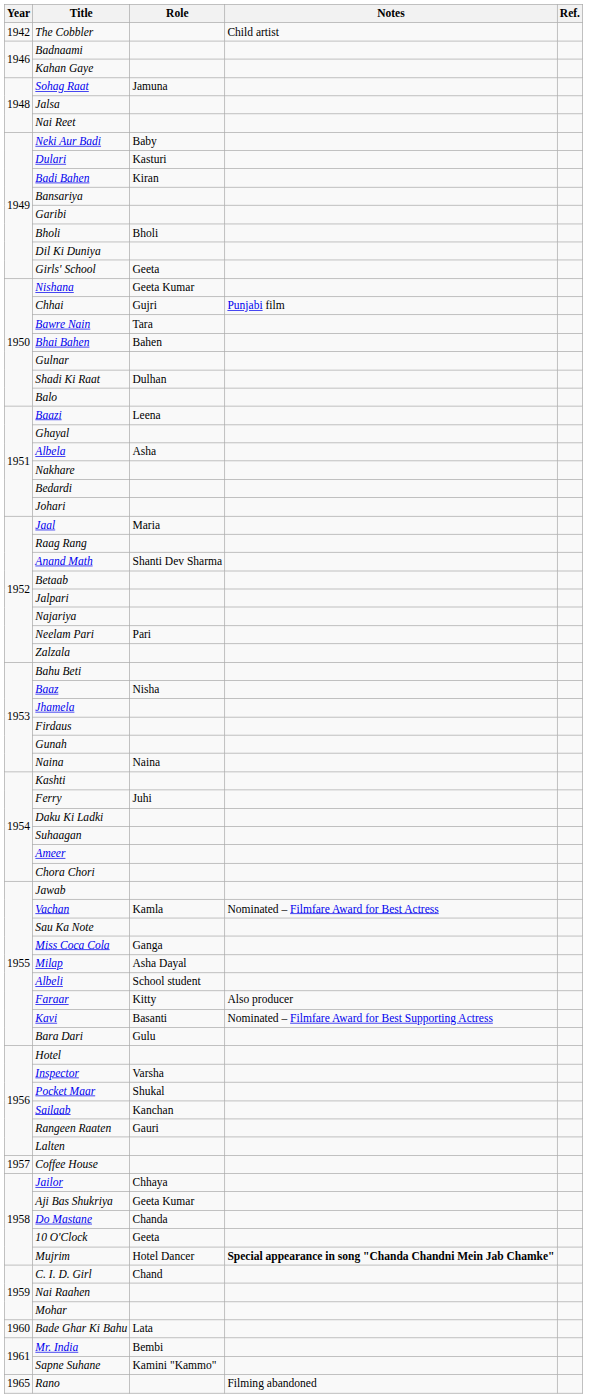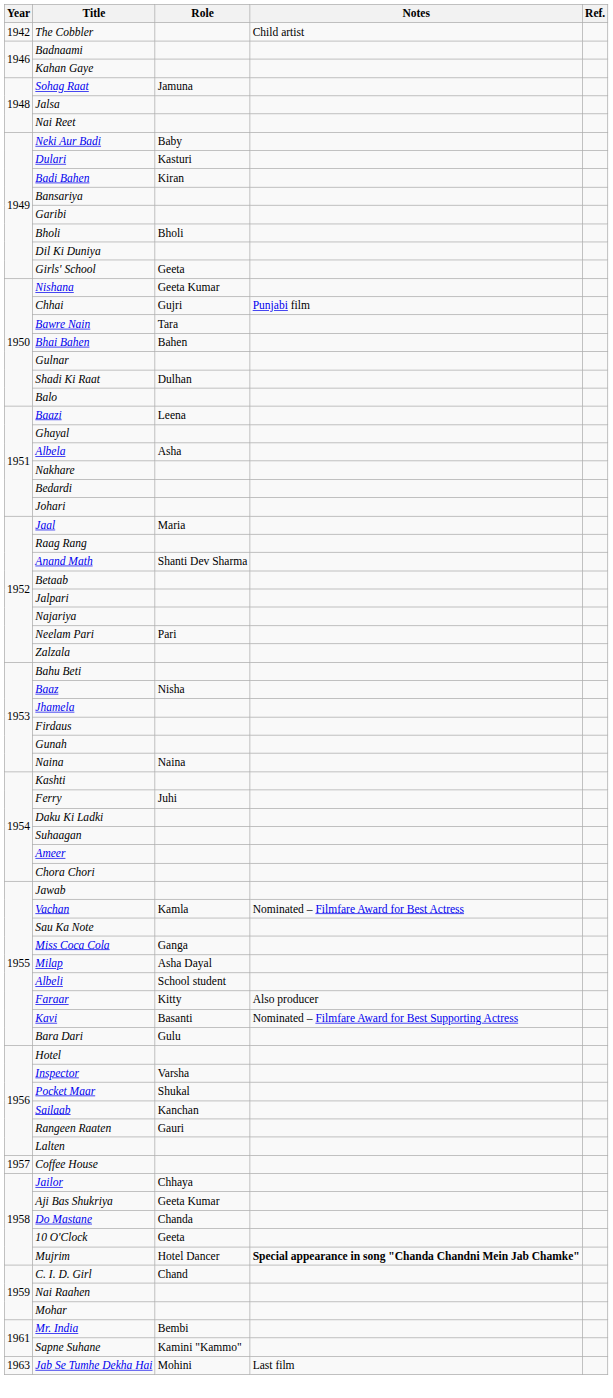- row: (81, 1329)
+ row: (94, 1365)
- row: (48, 1383)
